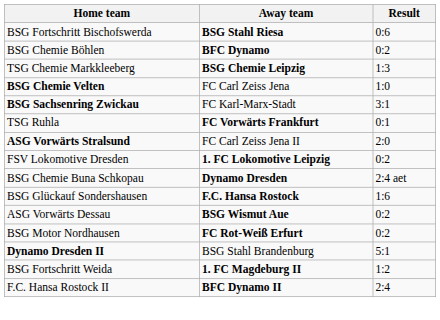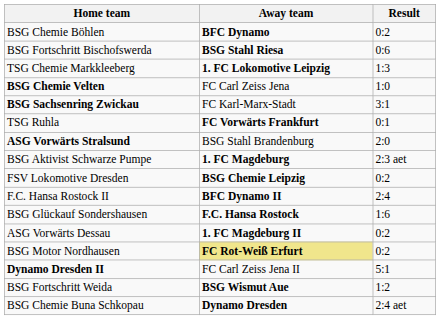rows swapped: (56, 50) <-> (79, 31)
(254, 68) BSG Chemie Leipzig -> (266, 68) 1. FC Lokomotive Leipzig
(251, 141) FC Carl Zeiss Jena II -> (258, 141) BSG Stahl Brandenburg
+ row: (79, 159)
(266, 159) 1. FC Lokomotive Leipzig -> (254, 178) BSG Chemie Leipzig
rows swapped: (75, 178) <-> (58, 287)
(245, 214) BSG Wismut Aue -> (252, 232) 1. FC Magdeburg II
(252, 232) no background -> (252, 251) khaki background
(258, 251) BSG Stahl Brandenburg -> (251, 269) FC Carl Zeiss Jena II
(252, 269) 1. FC Magdeburg II -> (245, 287) BSG Wismut Aue
